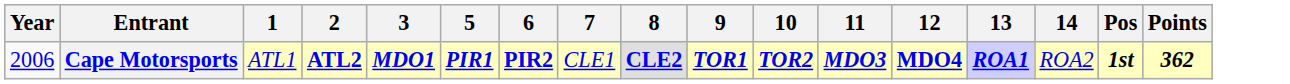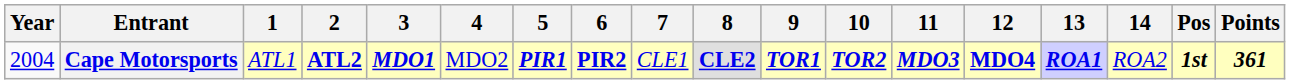+ column: (477, 23)
(32, 59) 2006 -> (32, 59) 2004
(1177, 59) 362 -> (1250, 59) 361
